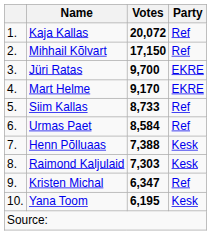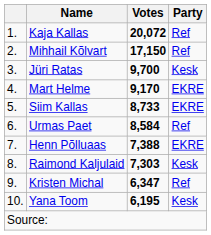(188, 70) EKRE -> (185, 70) Kesk
(181, 107) Ref -> (188, 107) EKRE
(185, 145) Kesk -> (188, 145) EKRE
